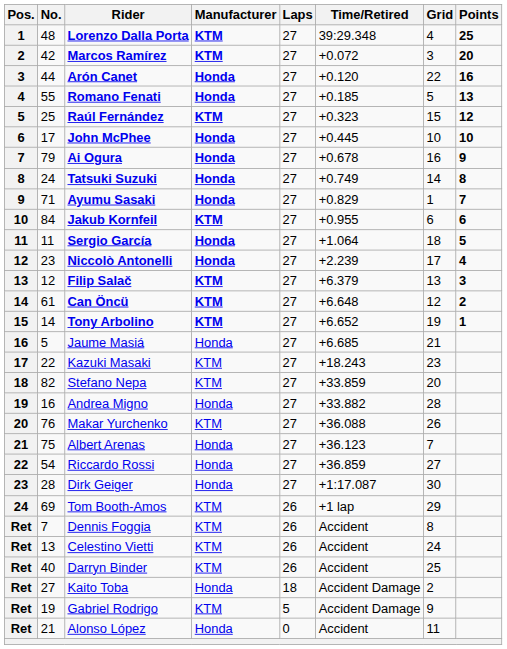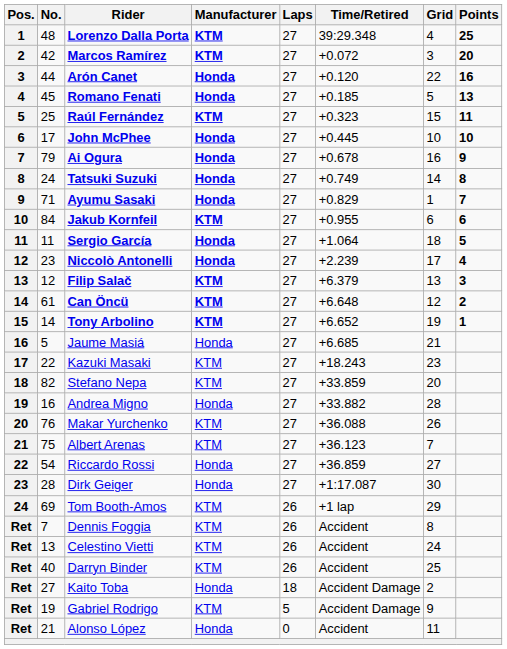(48, 97) 55 -> (48, 97) 45
(466, 117) 12 -> (466, 117) 11
(214, 444) Honda -> (208, 444) KTM
